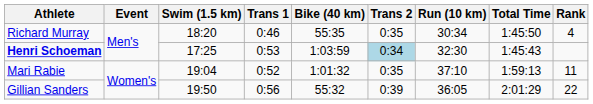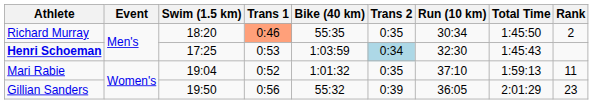(268, 33) no background -> (268, 33) lightsalmon background
(571, 33) 4 -> (571, 33) 2
(571, 90) 22 -> (571, 90) 23
